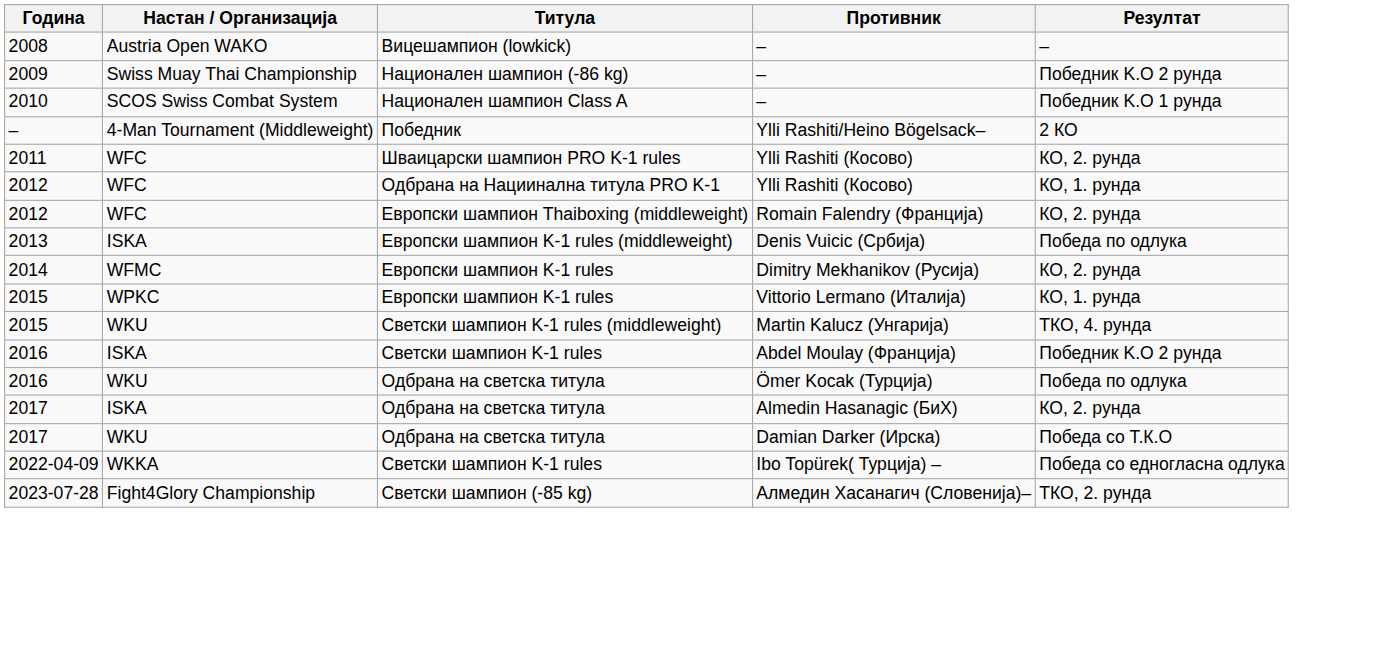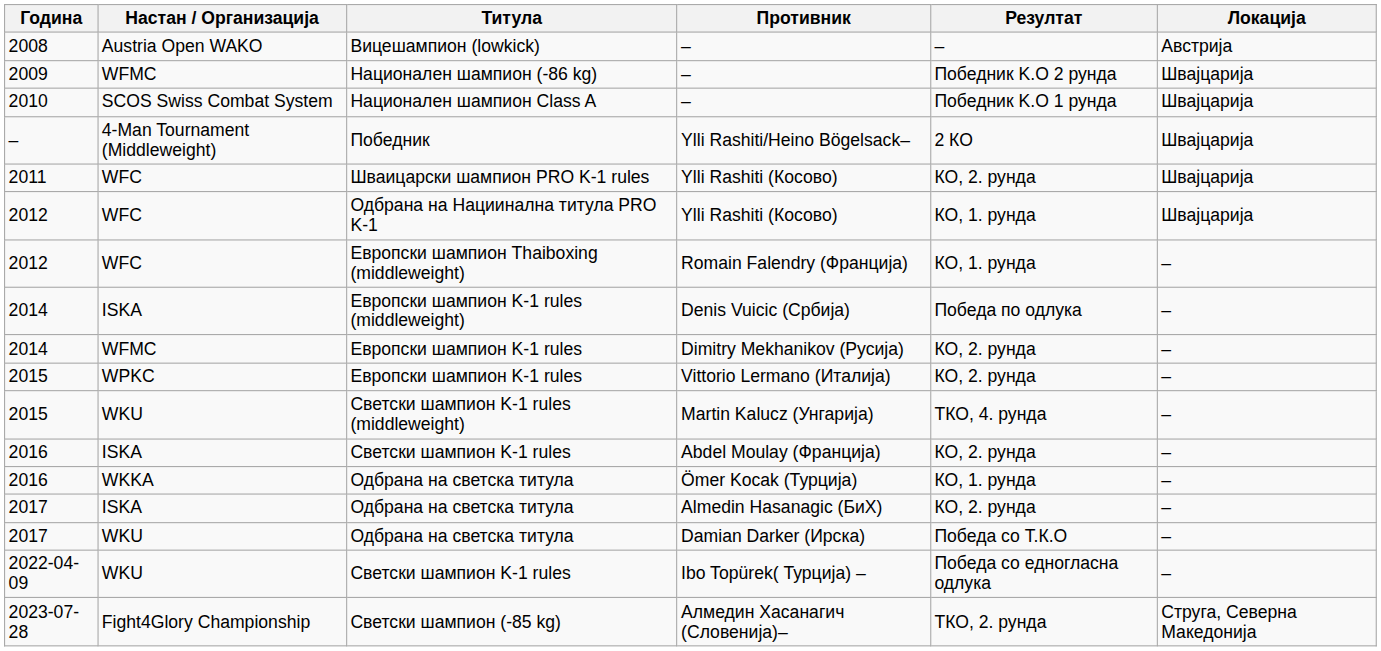+ column: (1267, 18)
(232, 74) Swiss Muay Thai Championship -> (129, 74) WFMC
(1090, 213) КО, 2. рунда -> (985, 263) КО, 1. рунда
(28, 241) 2013 -> (28, 311) 2014
(1090, 297) КО, 1. рунда -> (985, 376) КО, 2. рунда
(1130, 353) Победник K.O 2 рунда -> (985, 452) КО, 2. рунда
(127, 381) WKU -> (128, 480) WKKA
(1113, 381) Победа по одлука -> (985, 480) КО, 1. рунда
(133, 465) WKKA -> (122, 573) WKU
